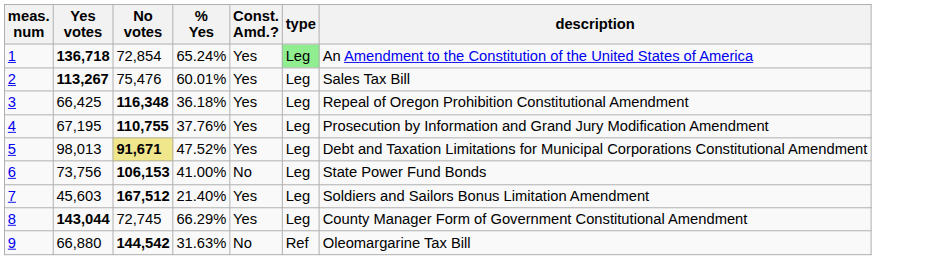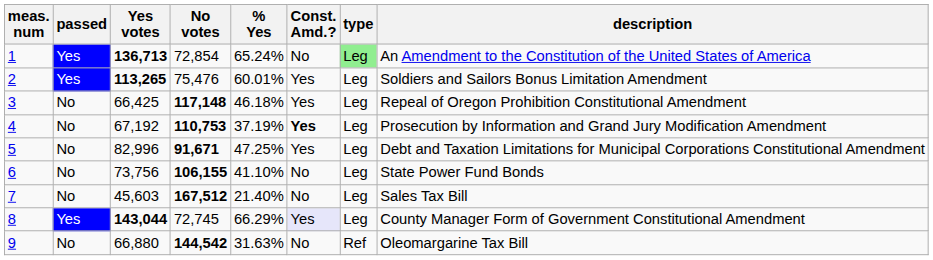+ column: (82, 24)
(83, 56) 136,718 -> (141, 56) 136,713
(245, 56) Yes -> (300, 56) No
(83, 79) 113,267 -> (140, 79) 113,265
(366, 79) Sales Tax Bill -> (543, 79) Soldiers and Sailors Bonus Limitation Amendment
(143, 102) 116,348 -> (200, 102) 117,148
(201, 102) 36.18% -> (259, 102) 46.18%
(79, 126) 67,195 -> (136, 126) 67,192
(143, 126) 110,755 -> (200, 126) 110,753
(201, 126) 37.76% -> (259, 126) 37.19%
(245, 126) normal -> (303, 126) bold
(79, 149) 98,013 -> (136, 149) 82,996
(139, 149) khaki background -> (196, 149) no background
(201, 149) 47.52% -> (259, 149) 47.25%
(143, 172) 106,153 -> (201, 172) 106,155
(201, 172) 41.00% -> (259, 172) 41.10%
(245, 196) Yes -> (300, 196) No
(486, 196) Soldiers and Sailors Bonus Limitation Amendment -> (424, 196) Sales Tax Bill
(245, 219) no background -> (303, 219) lavender background
